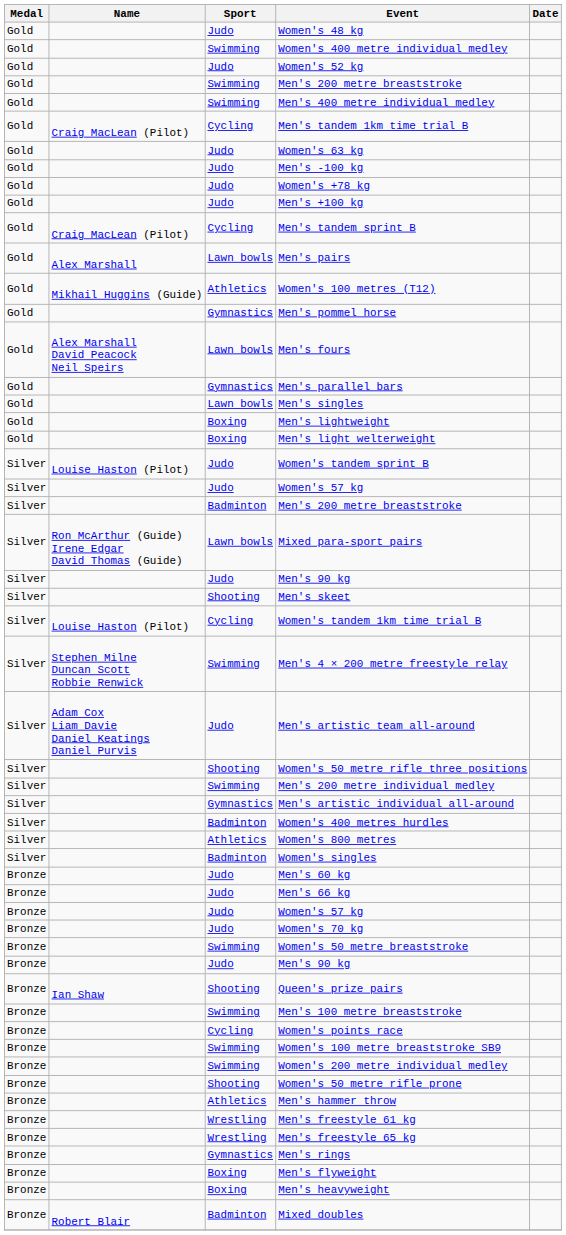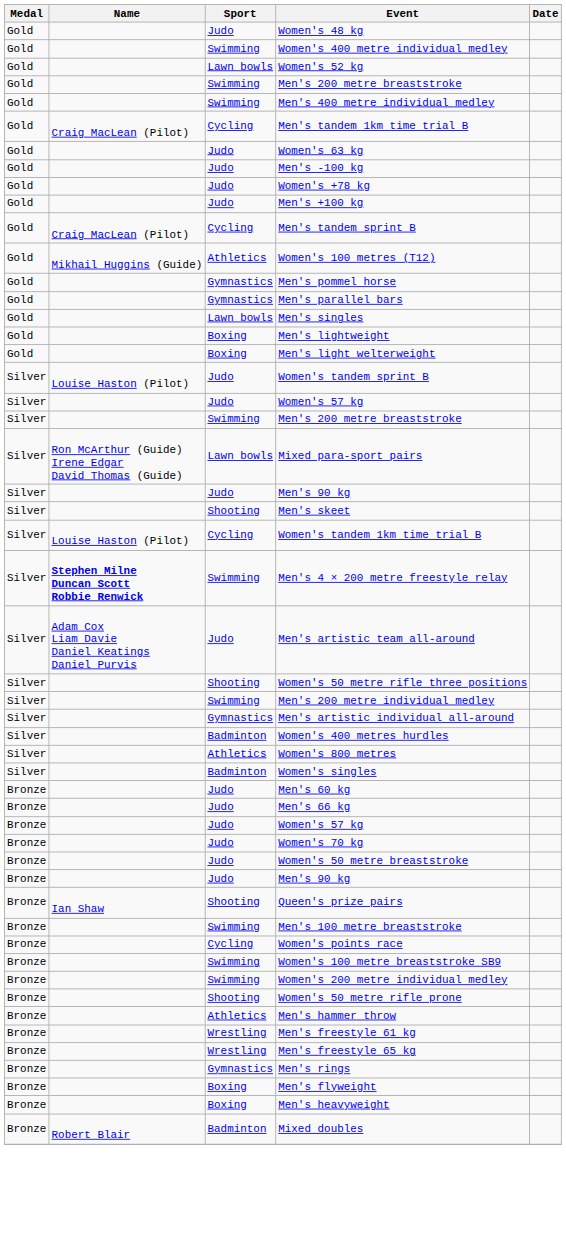(221, 67) Judo -> (240, 67) Lawn bowls
- row: (20, 258)
- row: (20, 350)
(237, 506) Badminton -> (234, 420) Swimming
(97, 670) normal -> (97, 584) bold
(234, 947) Swimming -> (221, 861) Judo
